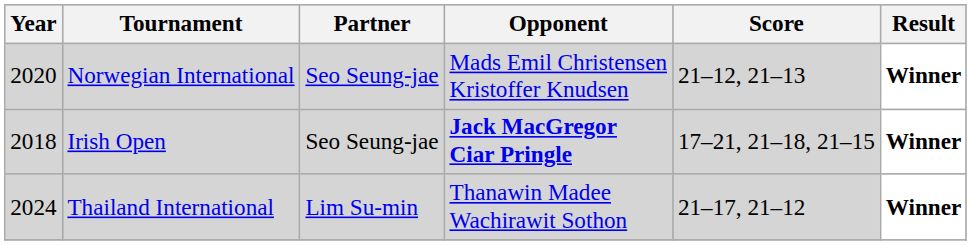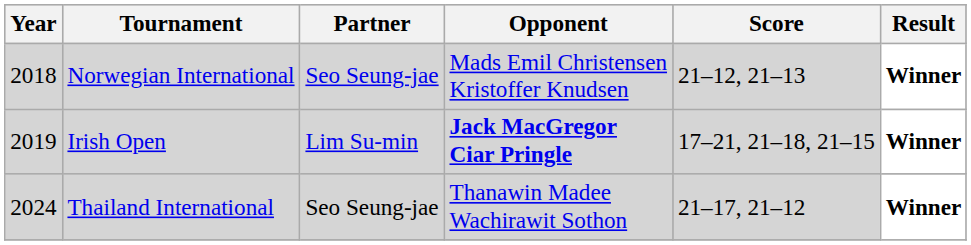(33, 75) 2020 -> (33, 75) 2018
(33, 141) 2018 -> (33, 141) 2019
(372, 141) Seo Seung-jae -> (362, 141) Lim Su-min
(362, 207) Lim Su-min -> (372, 207) Seo Seung-jae
